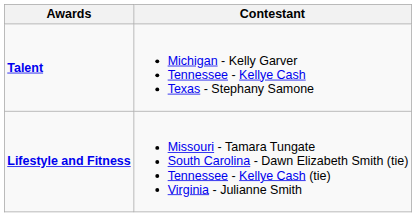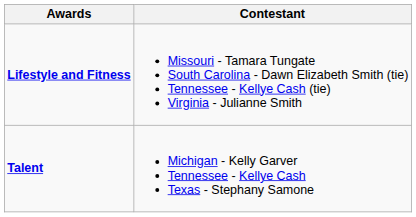rows swapped: (69, 161) <-> (25, 67)
